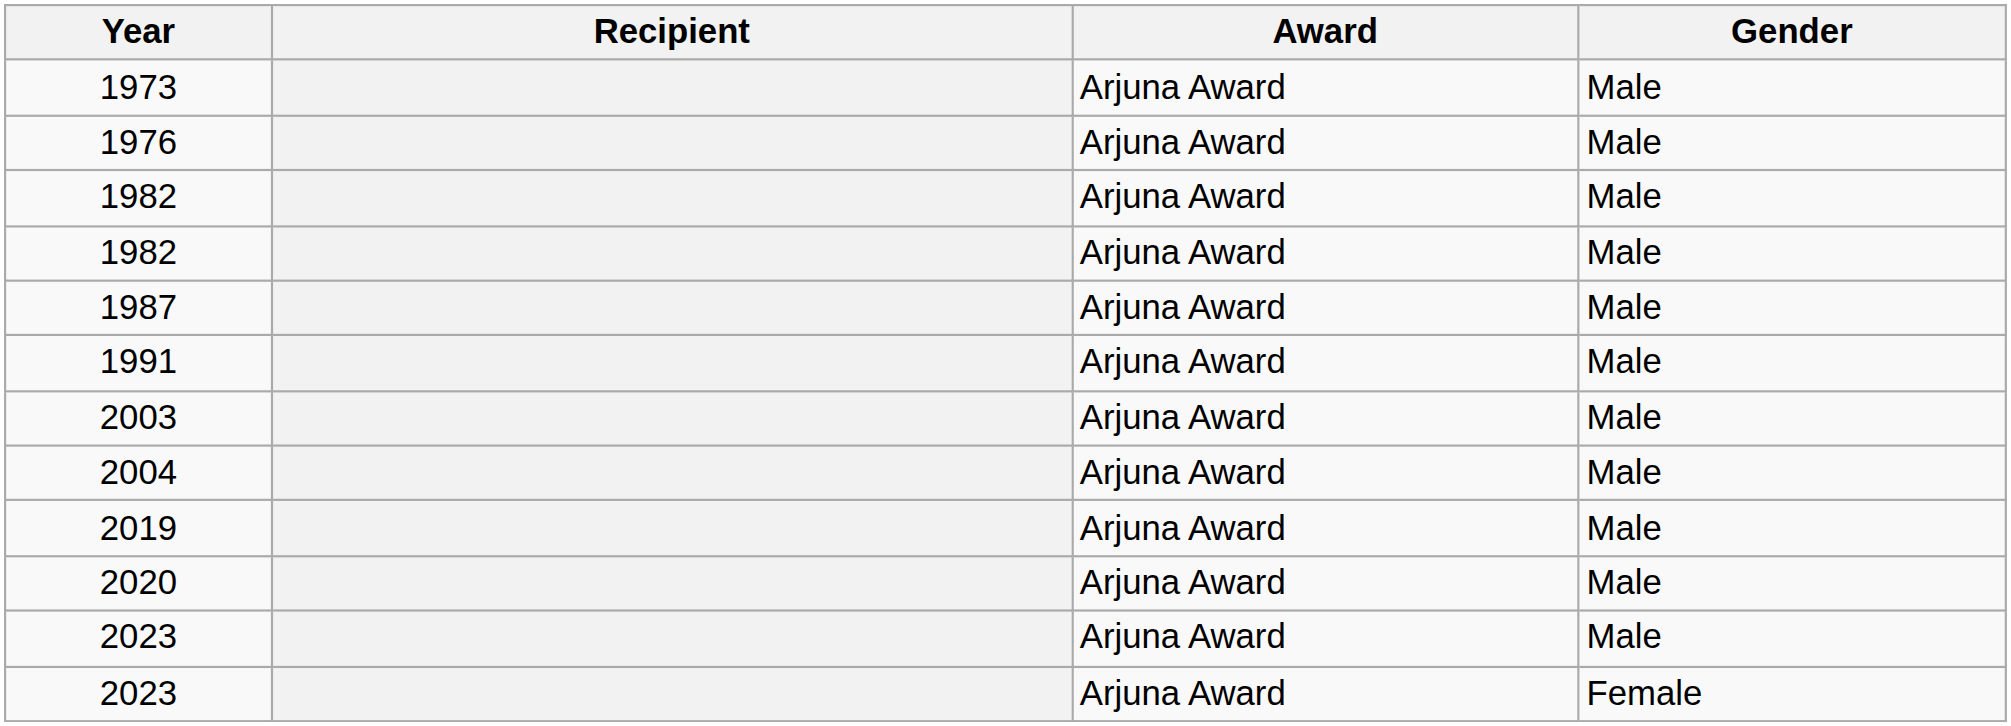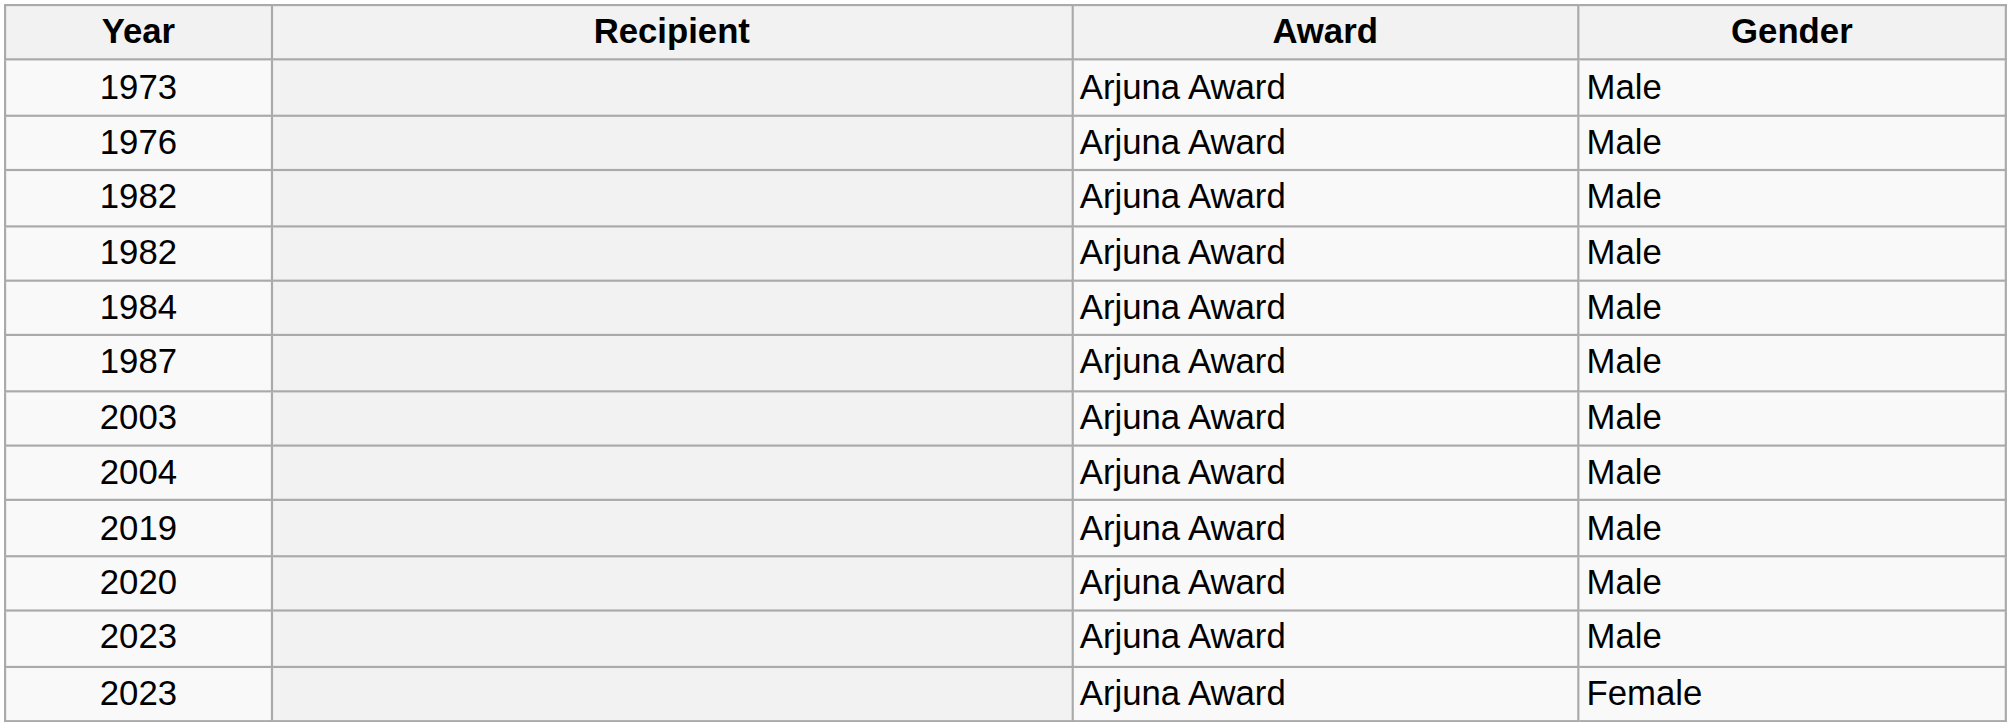+ row: (138, 307)
- row: (138, 362)
